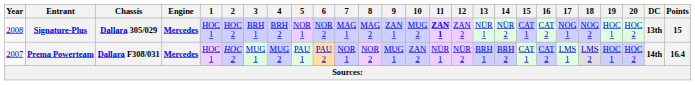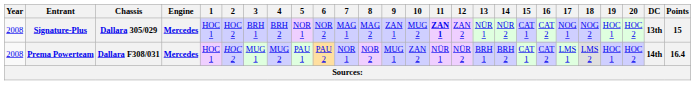(15, 53) 2007 -> (15, 53) 2008
